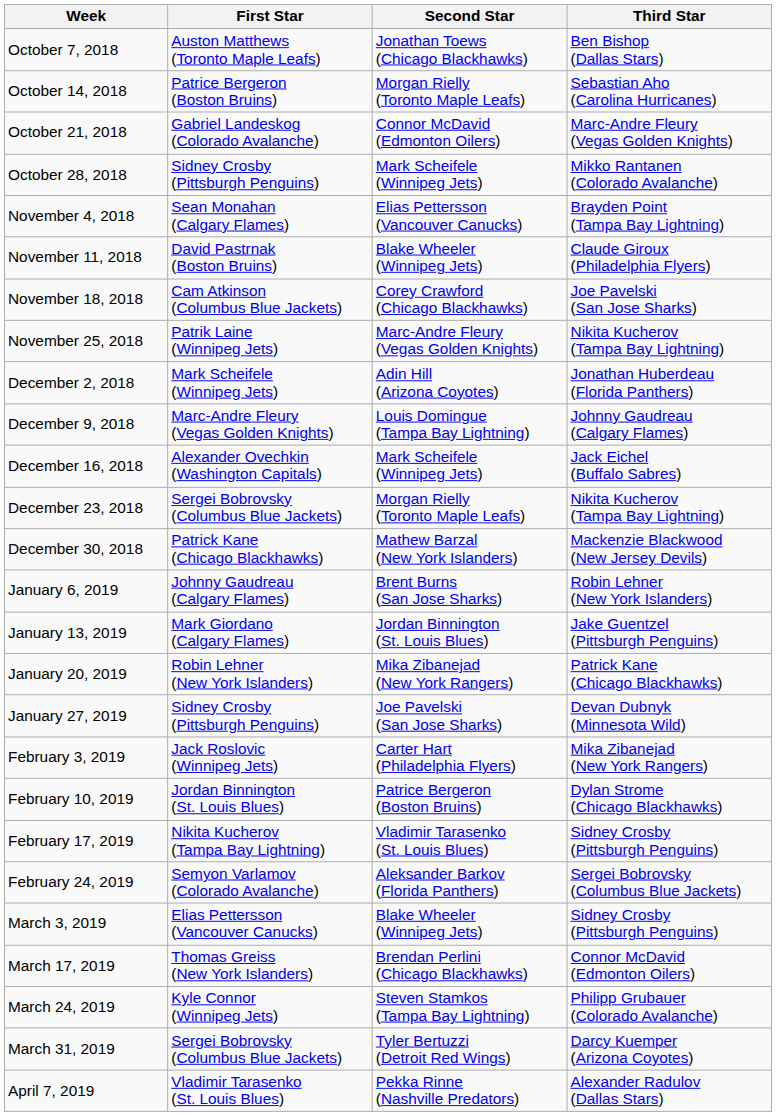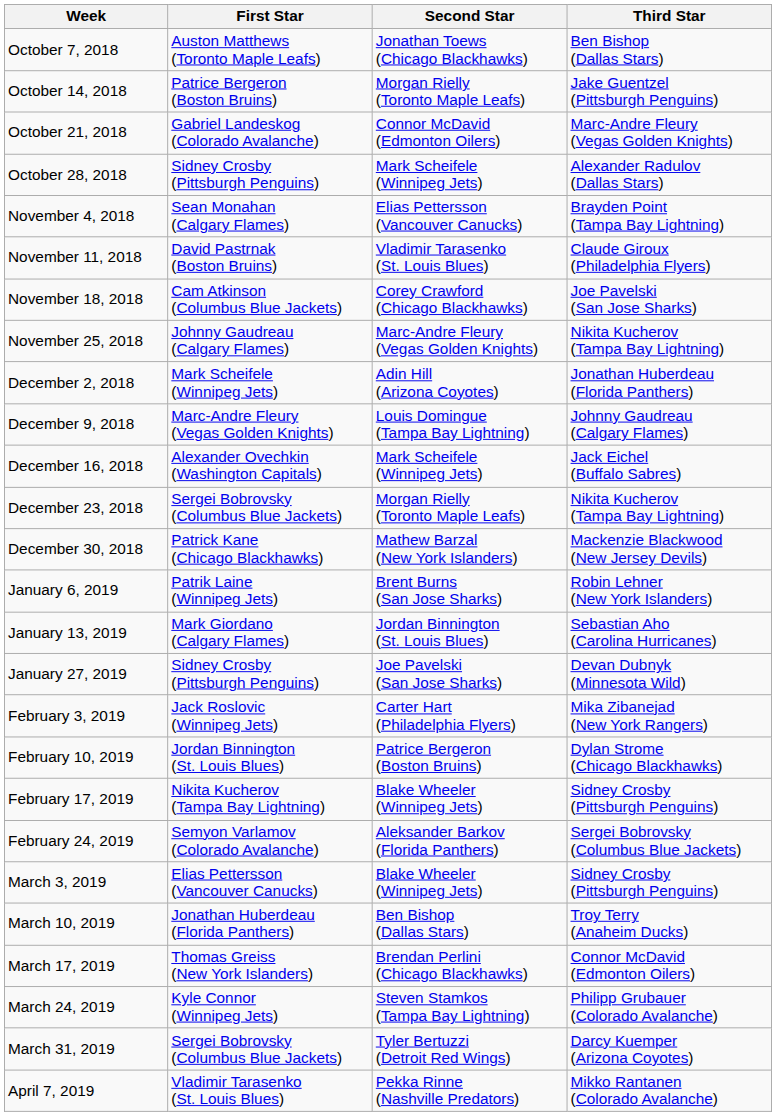(644, 91) Sebastian Aho (Carolina Hurricanes) -> (644, 91) Jake Guentzel (Pittsburgh Penguins)
(644, 174) Mikko Rantanen (Colorado Avalanche) -> (635, 174) Alexander Radulov (Dallas Stars)
(429, 257) Blake Wheeler (Winnipeg Jets) -> (441, 257) Vladimir Tarasenko (St. Louis Blues)
(225, 341) Patrik Laine (Winnipeg Jets) -> (232, 341) Johnny Gaudreau (Calgary Flames)
(232, 590) Johnny Gaudreau (Calgary Flames) -> (225, 590) Patrik Laine (Winnipeg Jets)
(644, 632) Jake Guentzel (Pittsburgh Penguins) -> (644, 632) Sebastian Aho (Carolina Hurricanes)
- row: (67, 674)
(441, 840) Vladimir Tarasenko (St. Louis Blues) -> (429, 799) Blake Wheeler (Winnipeg Jets)
+ row: (61, 924)
(635, 1090) Alexander Radulov (Dallas Stars) -> (644, 1090) Mikko Rantanen (Colorado Avalanche)
